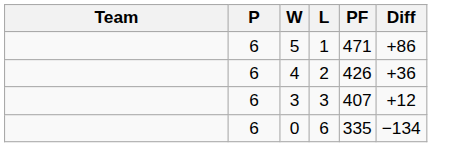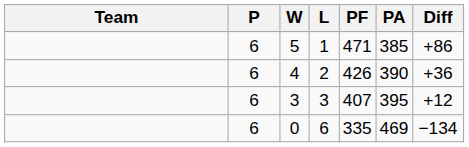+ column: (394, 18)
